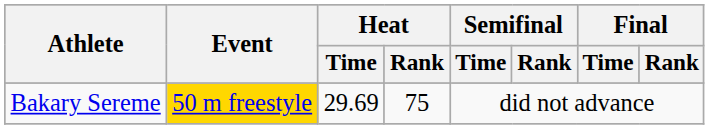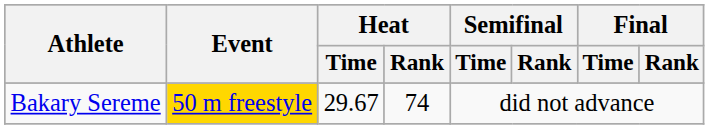(351, 103) 29.69 -> (351, 103) 29.67
(417, 103) 75 -> (417, 103) 74
